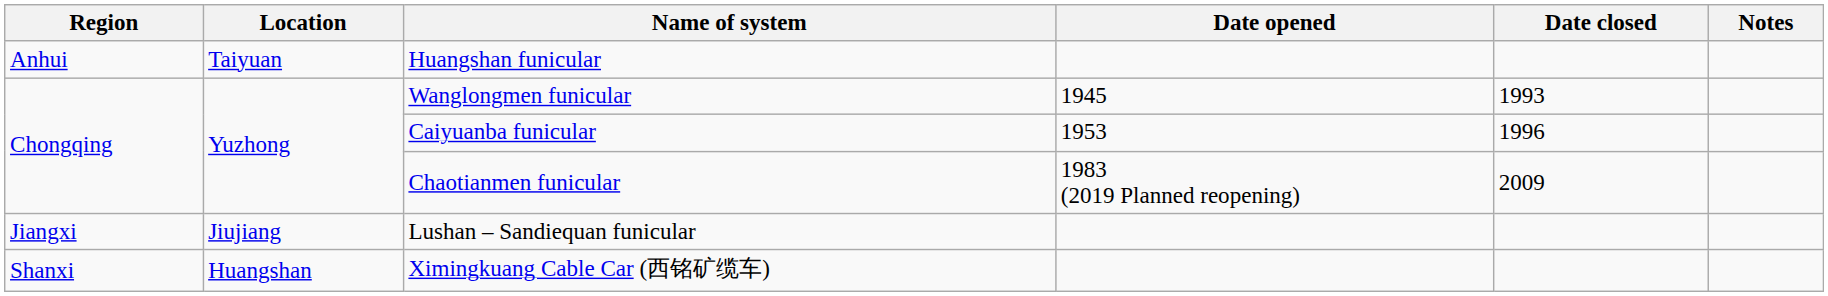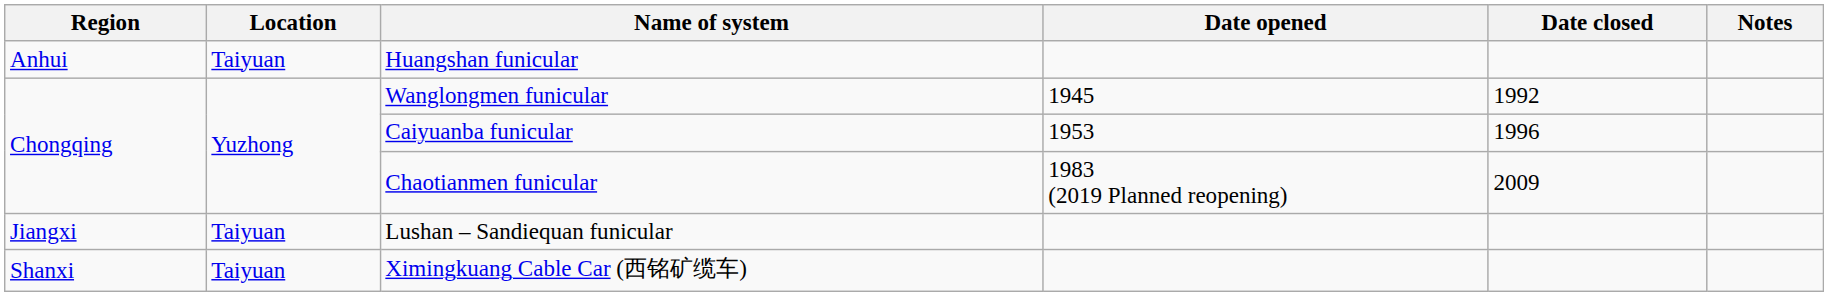(1522, 95) 1993 -> (1516, 95) 1992
(245, 231) Jiujiang -> (248, 231) Taiyuan
(260, 270) Huangshan -> (248, 270) Taiyuan
